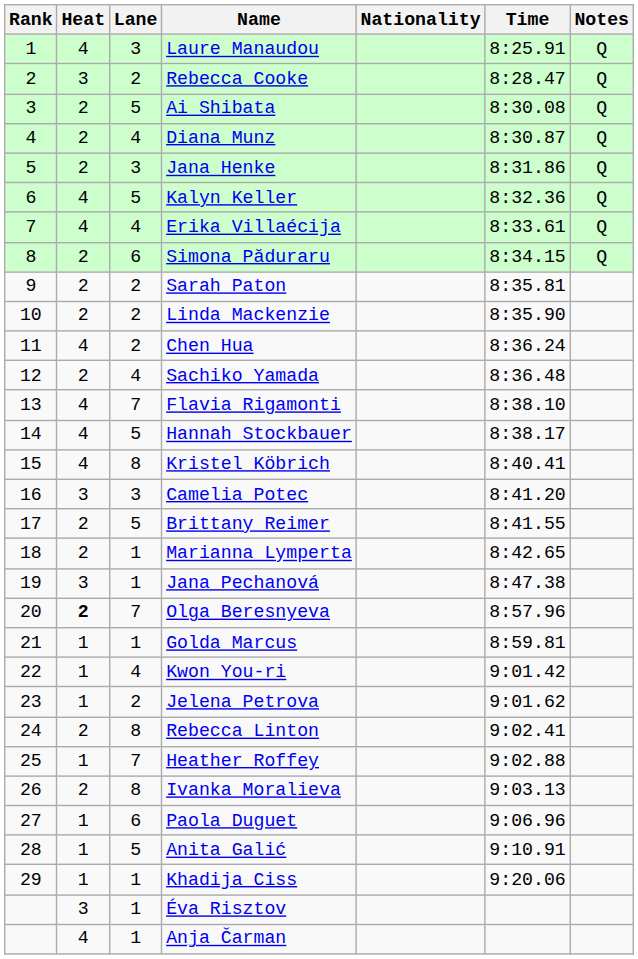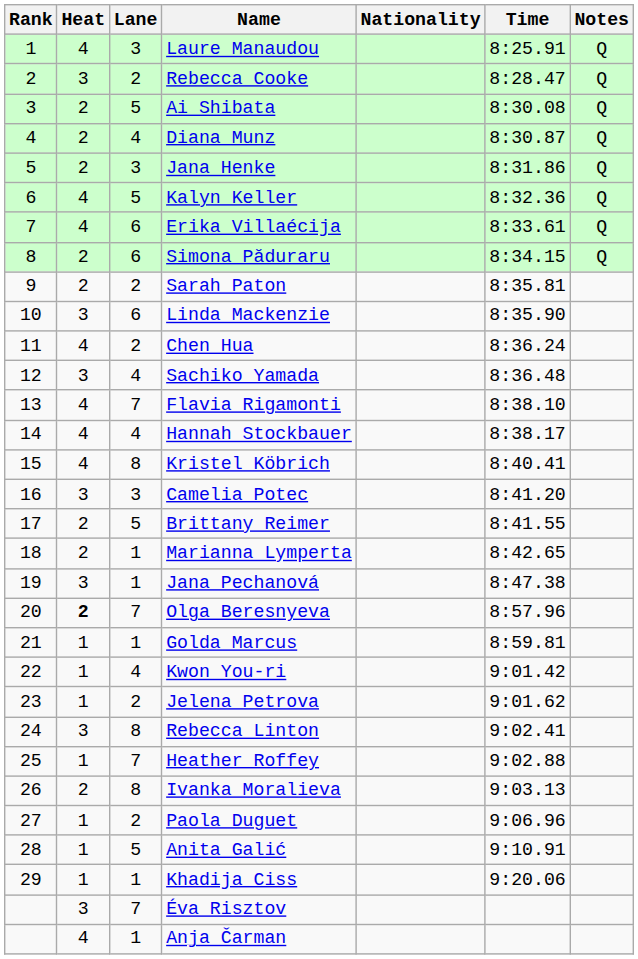(136, 227) 4 -> (136, 227) 6
(83, 316) 2 -> (83, 316) 3
(136, 316) 2 -> (136, 316) 6
(83, 375) 2 -> (83, 375) 3
(136, 435) 5 -> (136, 435) 4
(83, 731) 2 -> (83, 731) 3
(136, 820) 6 -> (136, 820) 2
(136, 909) 1 -> (136, 909) 7
